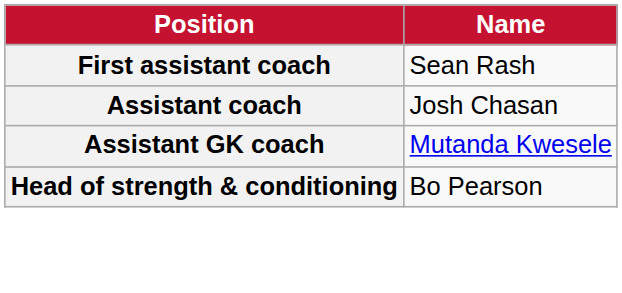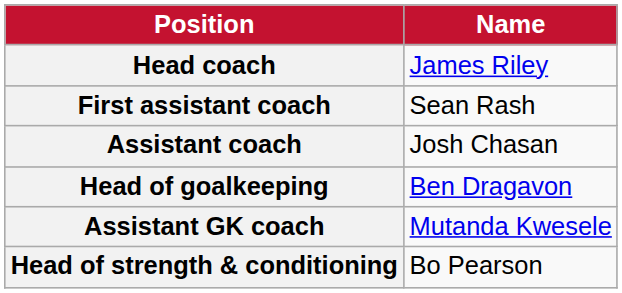+ row: (204, 65)
+ row: (204, 186)
